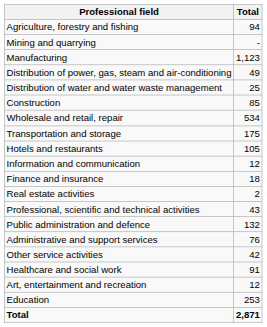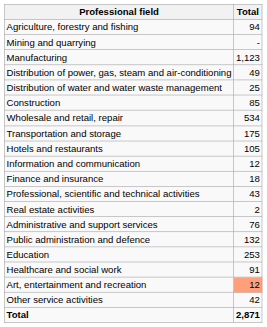rows swapped: (50, 194) <-> (103, 209)
rows swapped: (82, 239) <-> (78, 224)
rows swapped: (28, 300) <-> (55, 255)
(255, 285) no background -> (255, 285) lightsalmon background
